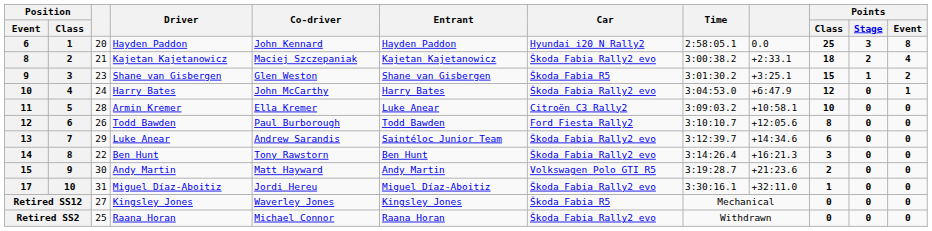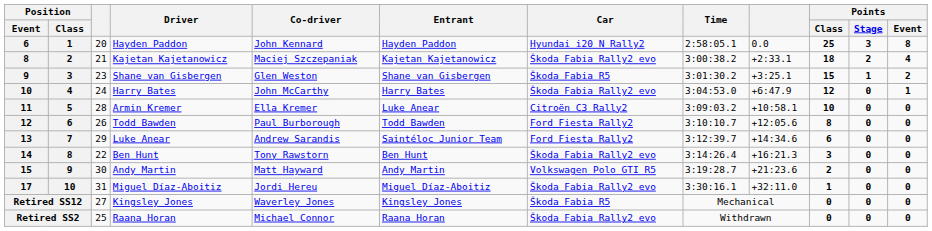(593, 139) Škoda Fabia Rally2 evo -> (582, 139) Ford Fiesta Rally2
